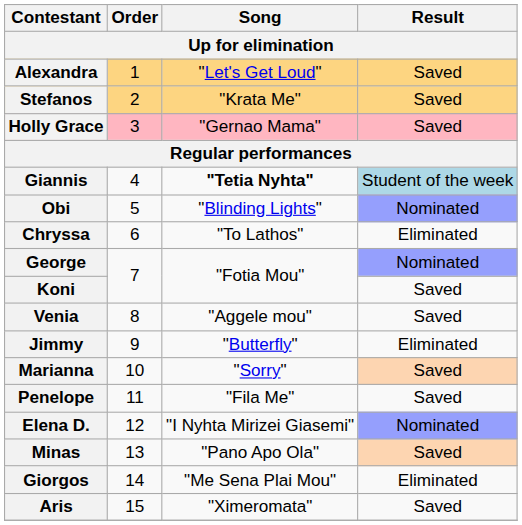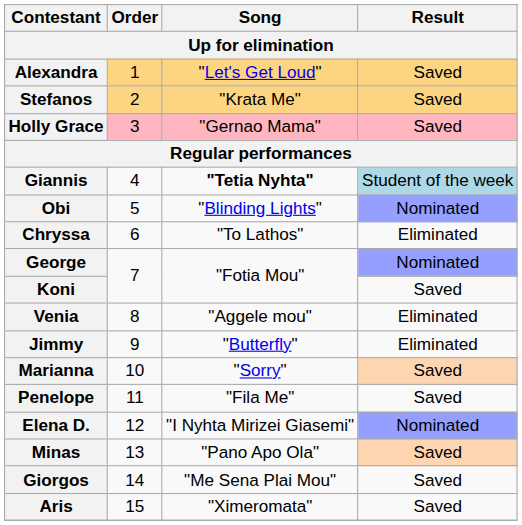(438, 316) Saved -> (438, 316) Eliminated
(438, 479) Eliminated -> (438, 479) Saved
